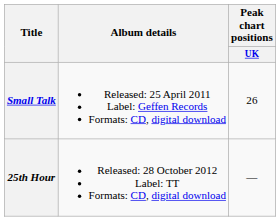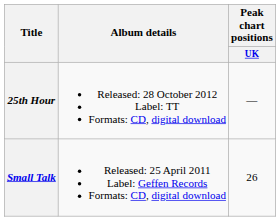rows swapped: (31, 100) <-> (31, 177)
